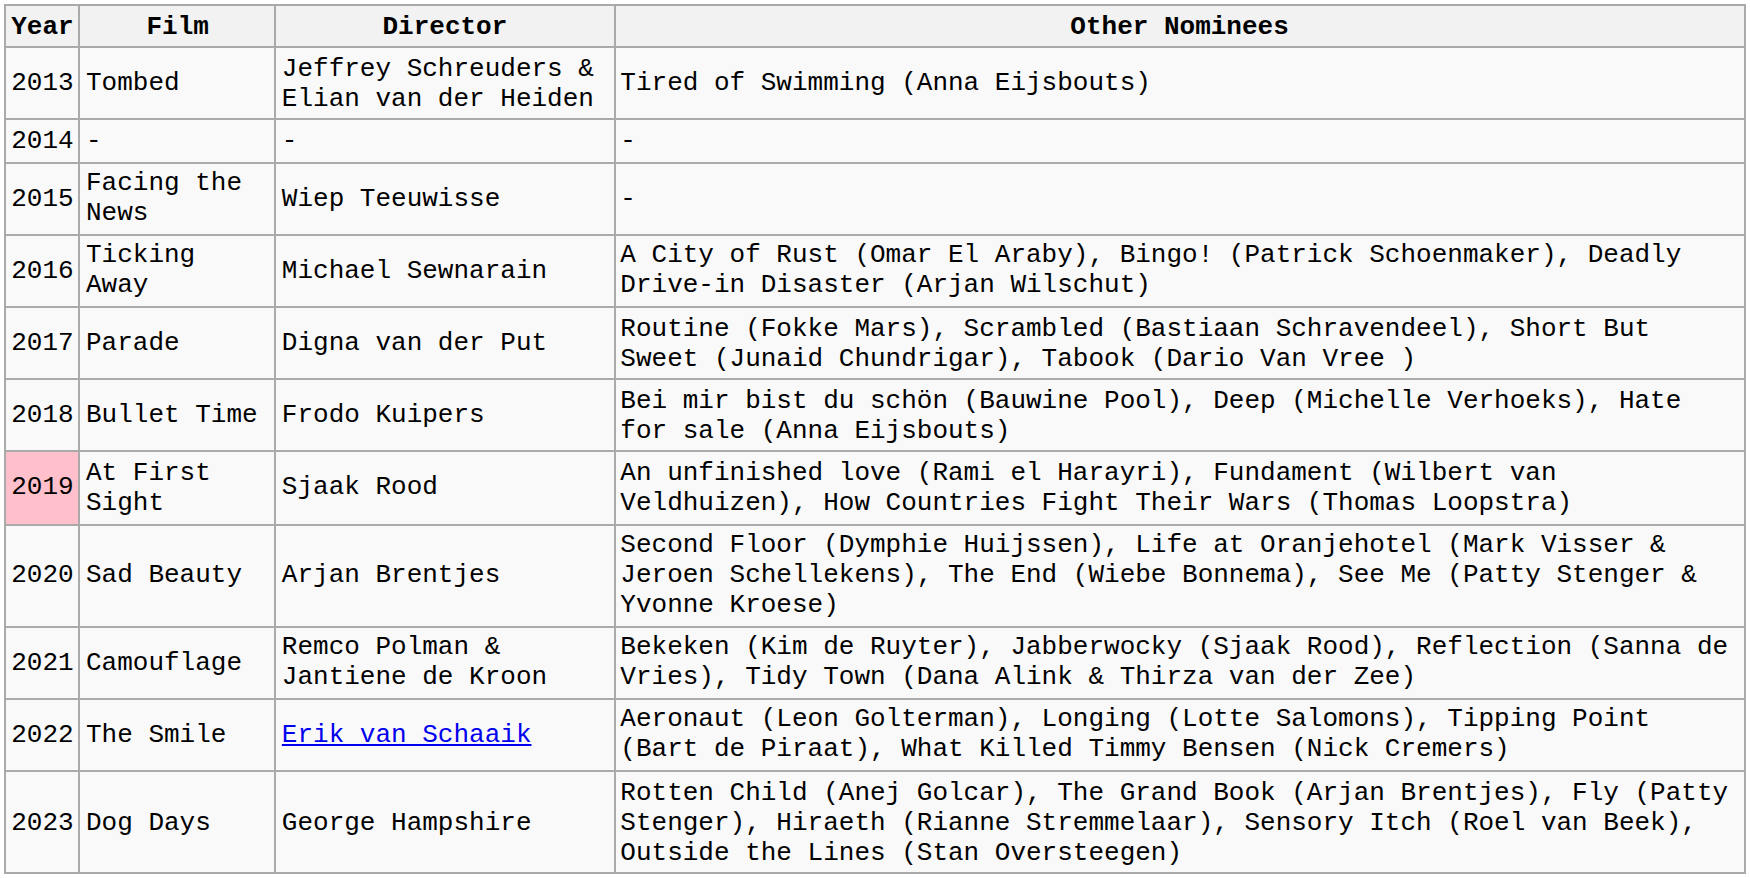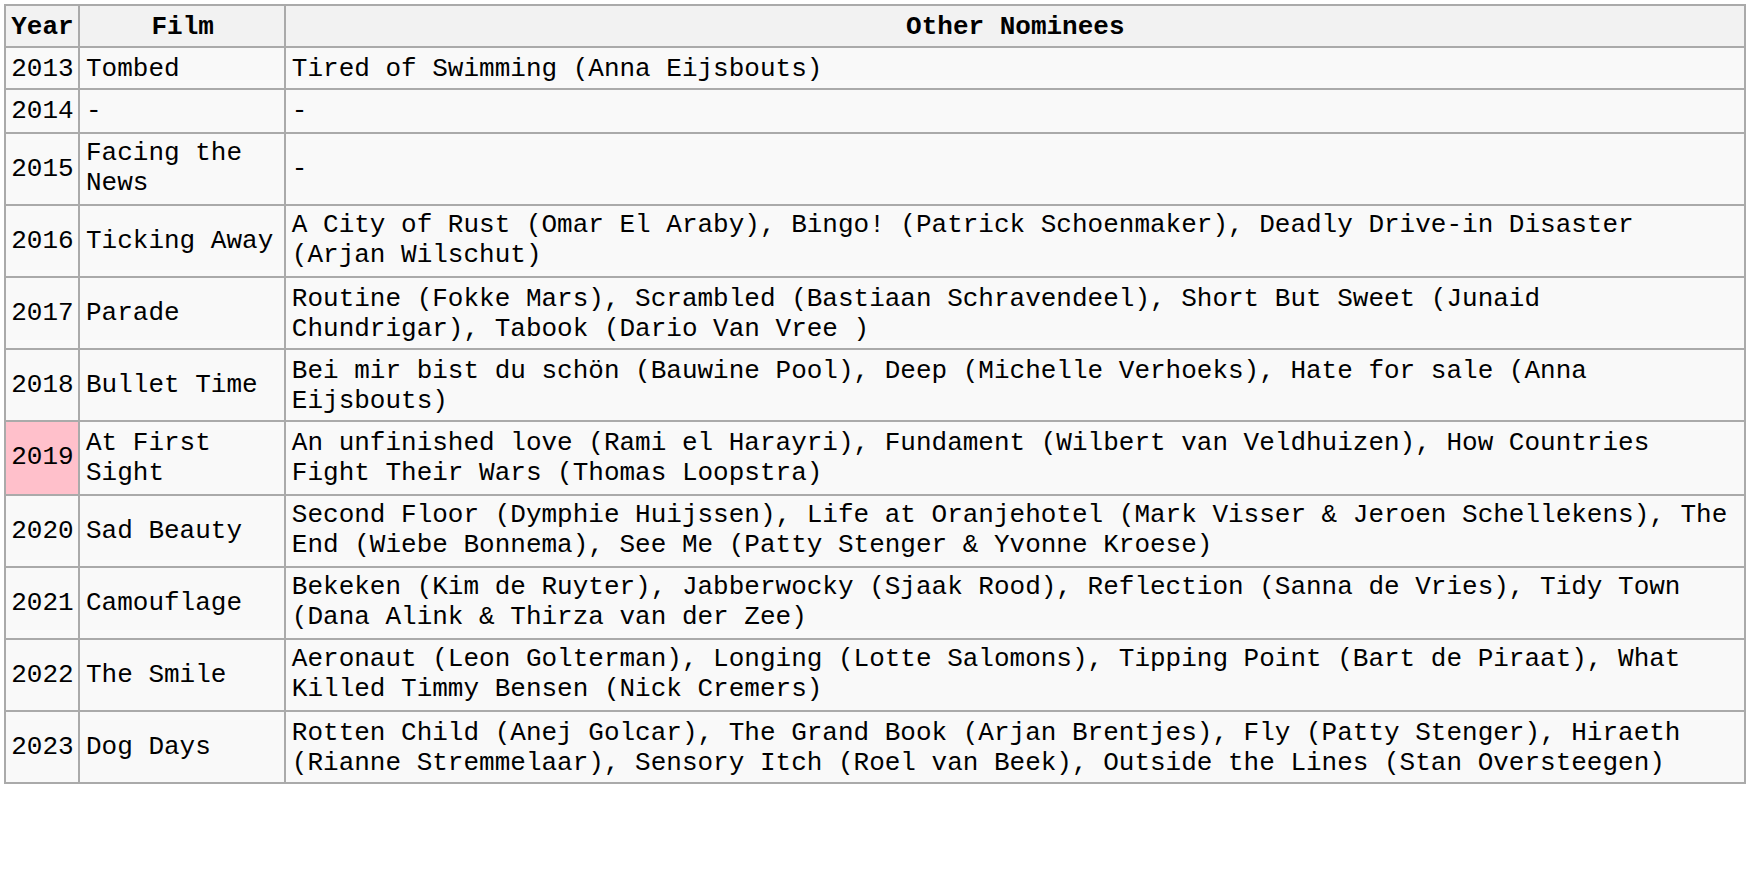- column: (445, 26)
